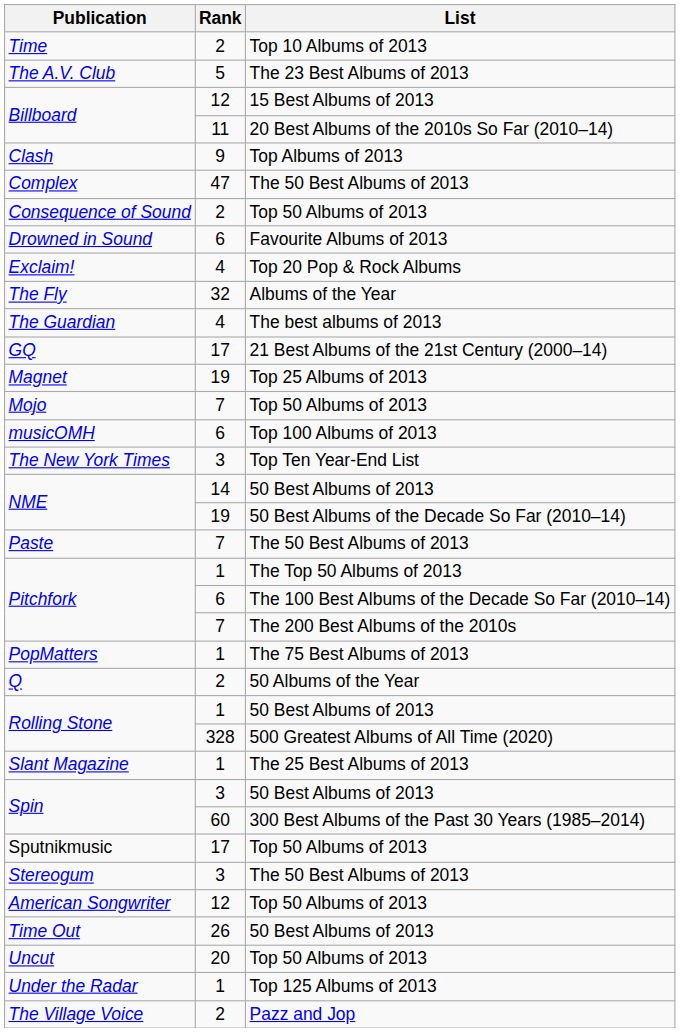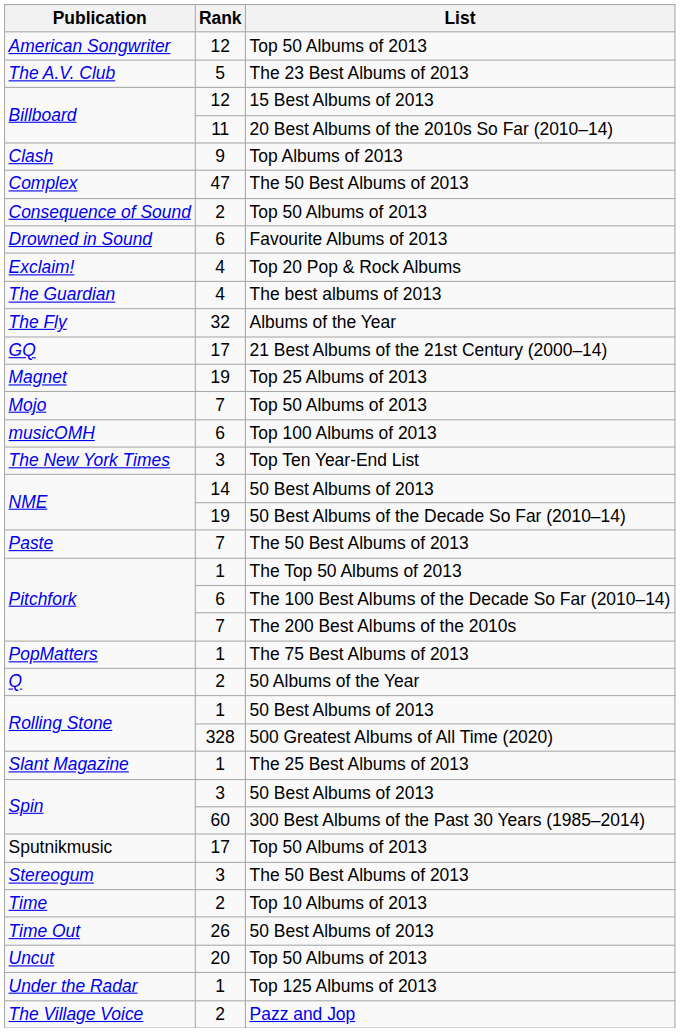rows swapped: (89, 903) <-> (28, 45)
rows swapped: (38, 294) <-> (62, 322)
